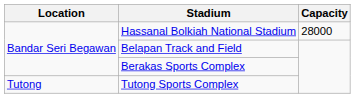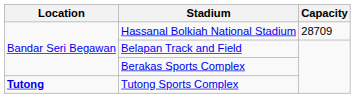(317, 31) 28000 -> (317, 31) 28709
(24, 84) normal -> (25, 84) bold
